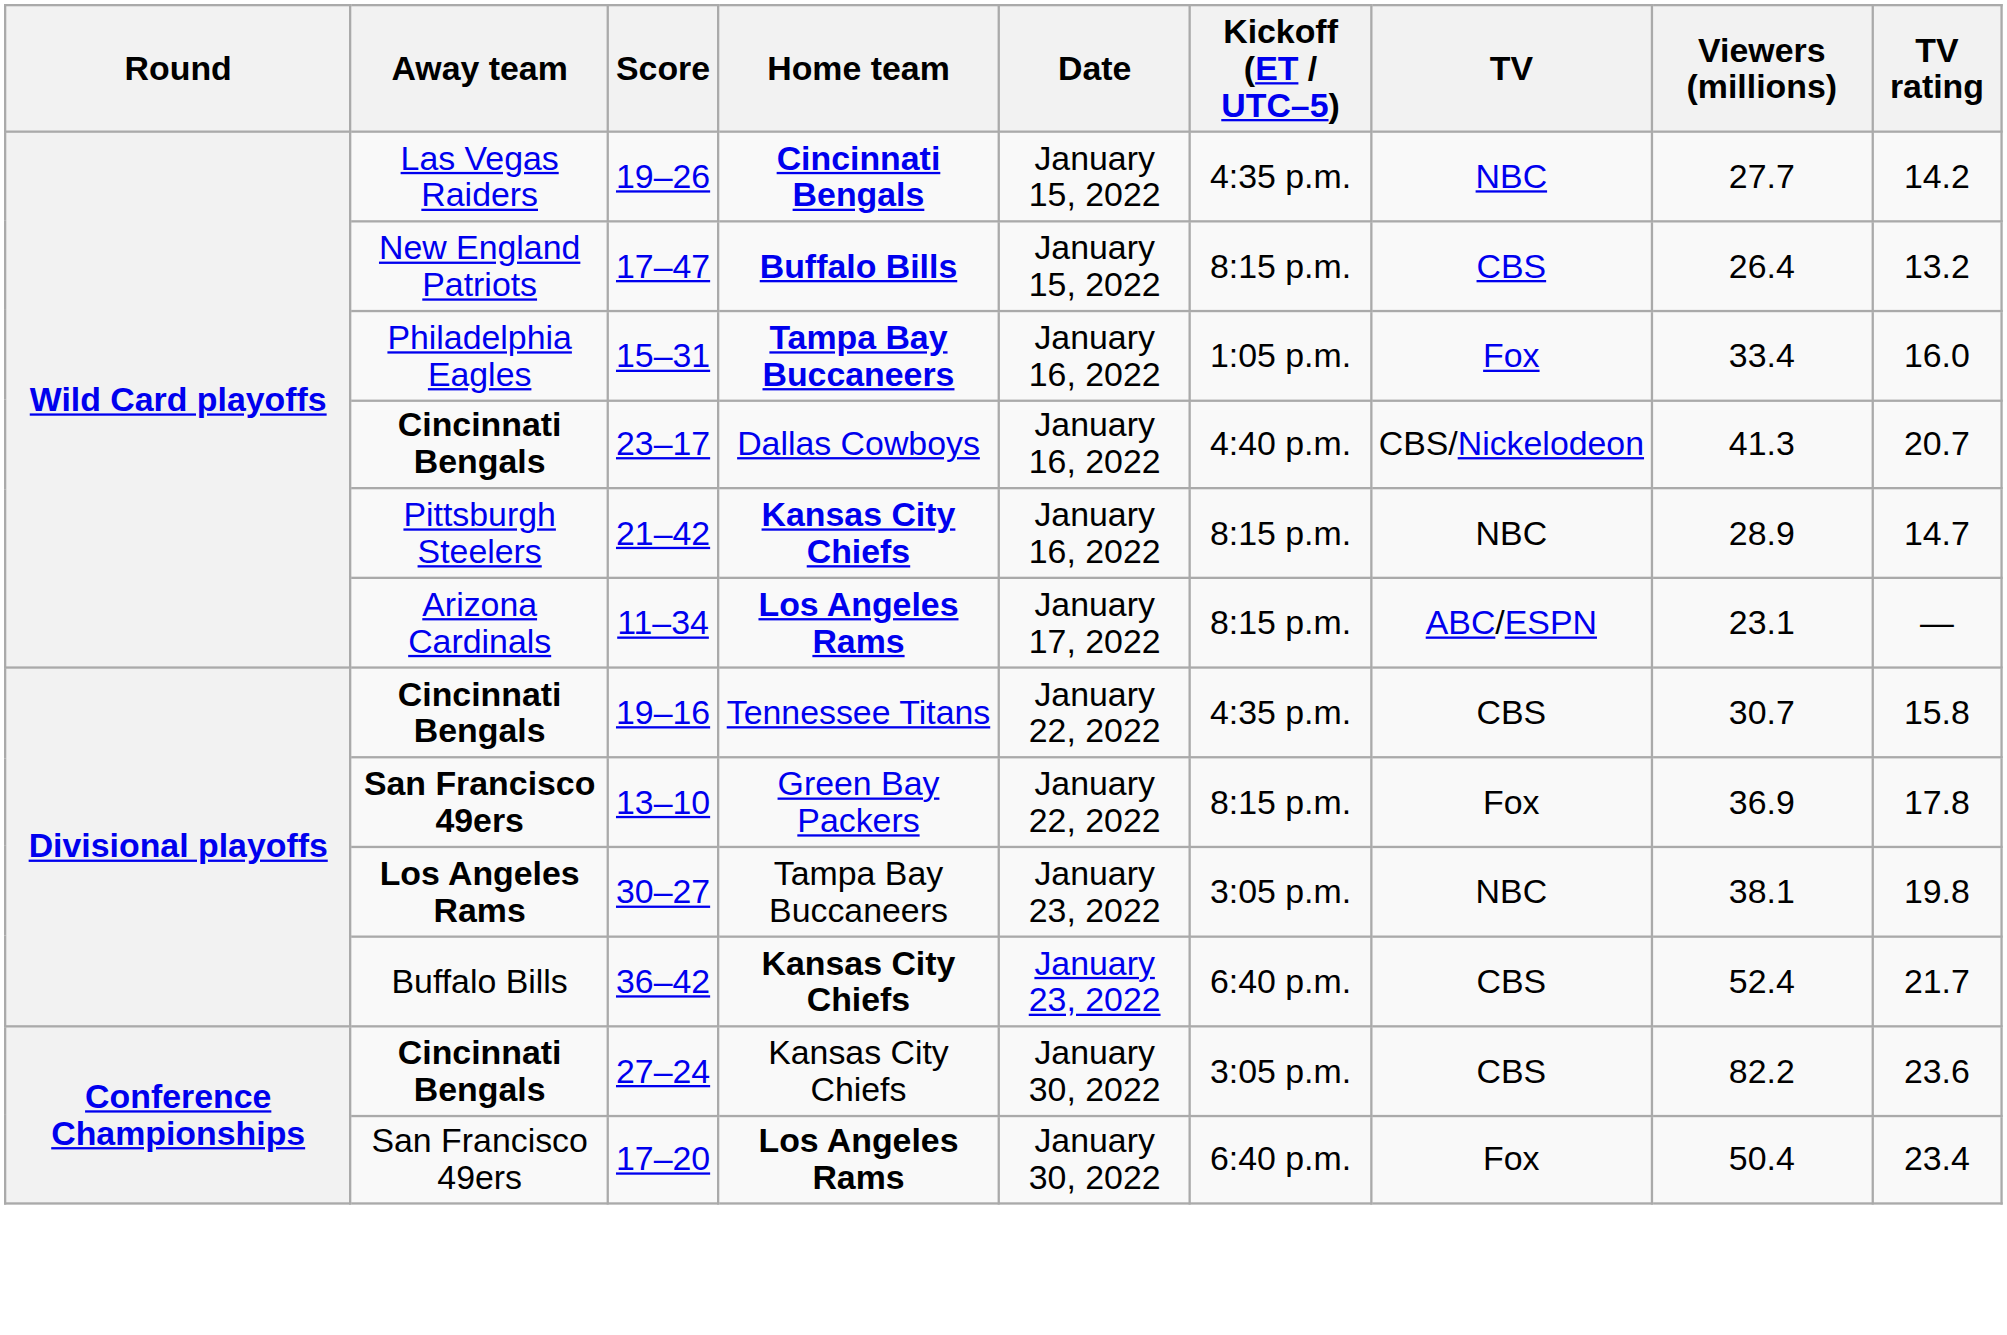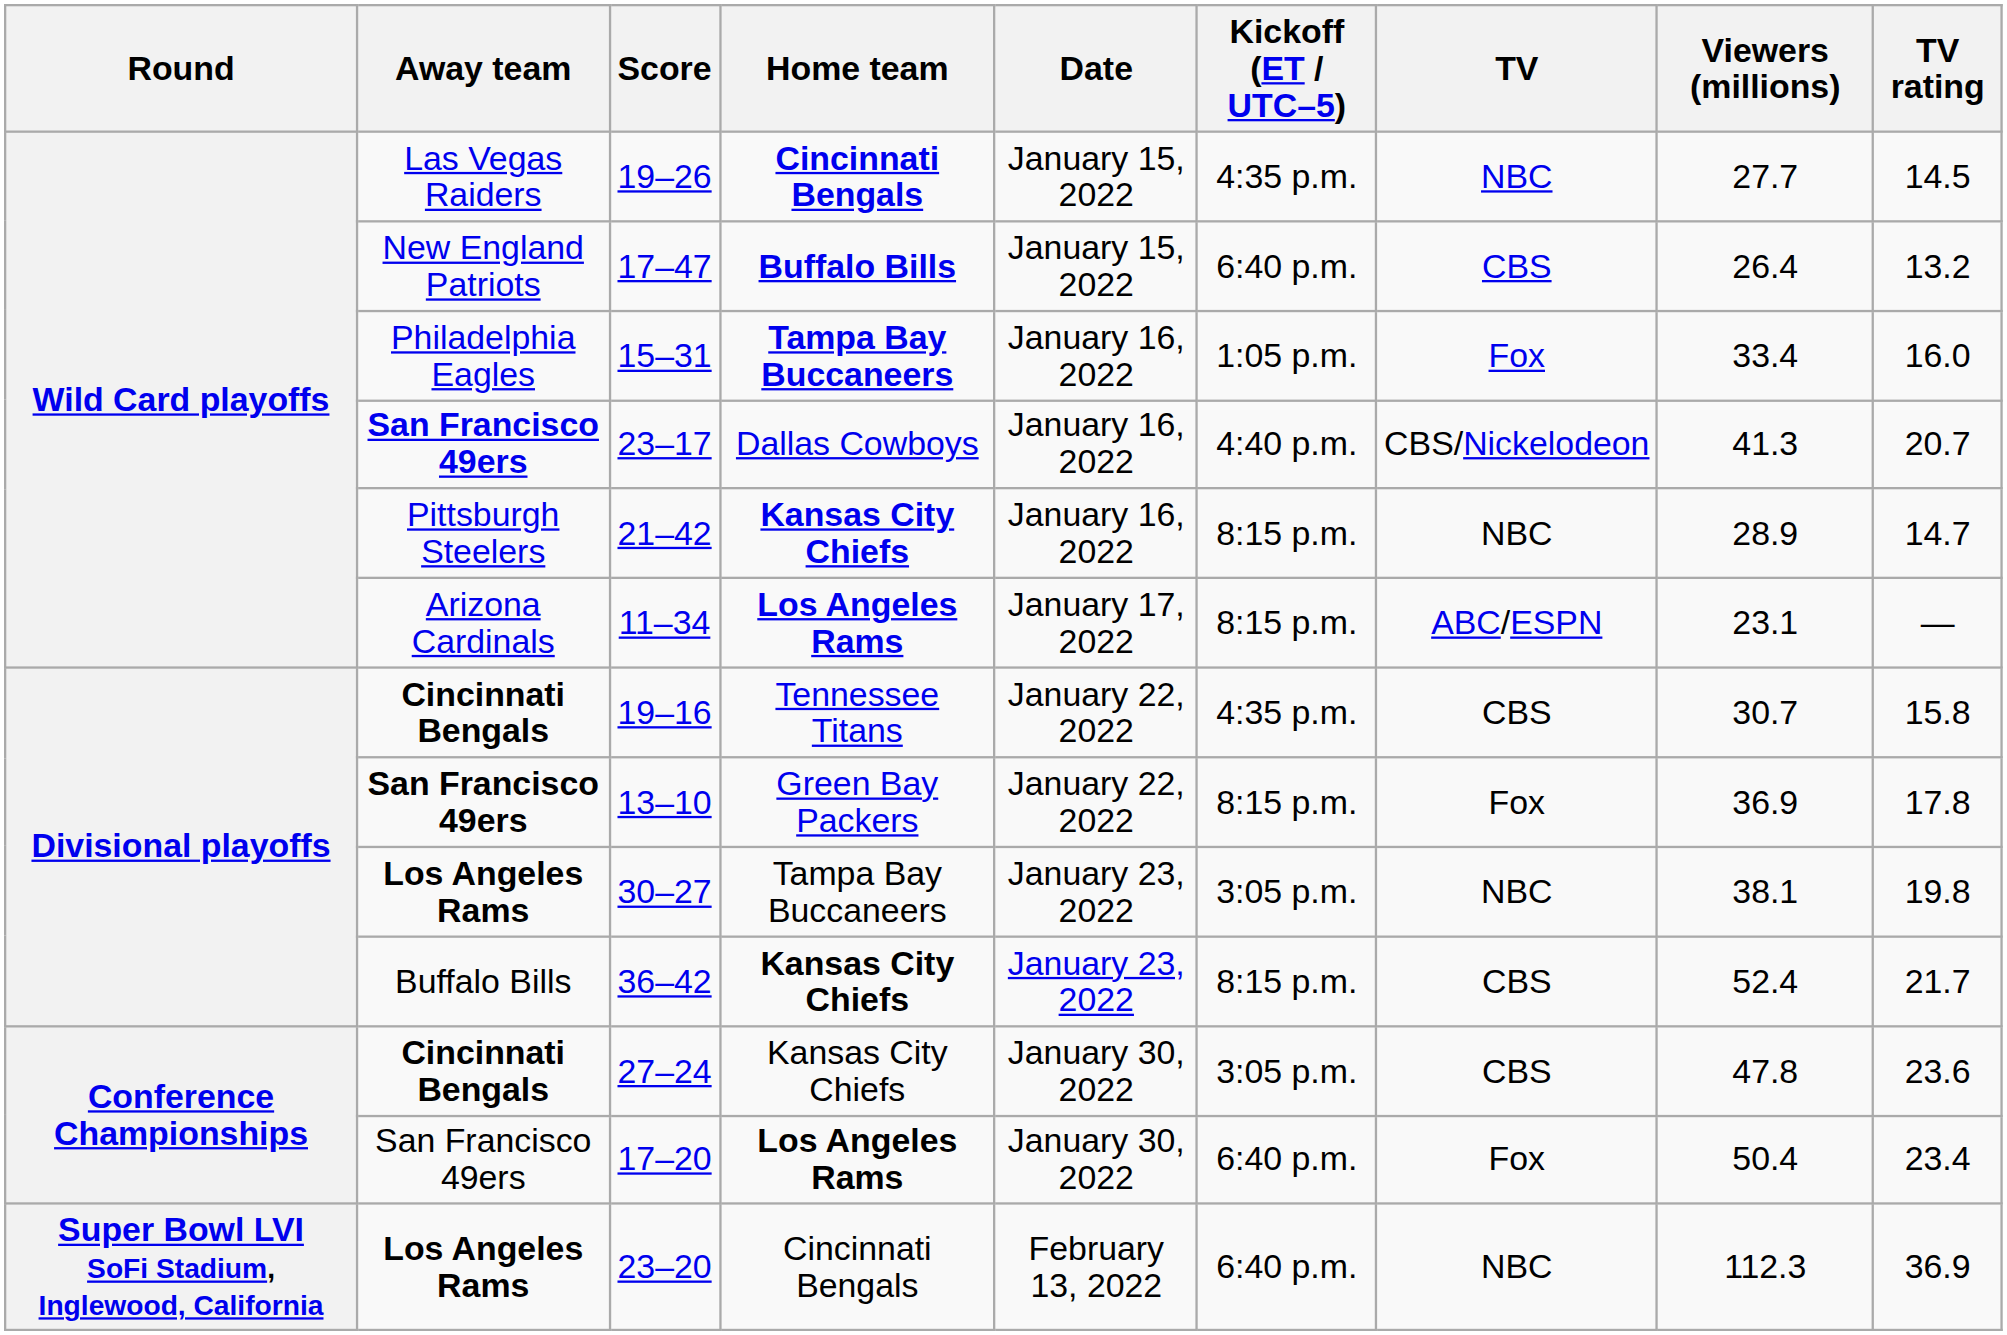(1937, 176) 14.2 -> (1938, 176) 14.5
(1281, 265) 8:15 p.m. -> (1287, 265) 6:40 p.m.
(480, 444) Cincinnati Bengals -> (483, 444) San Francisco 49ers
(1281, 980) 6:40 p.m. -> (1287, 980) 8:15 p.m.
(1762, 1070) 82.2 -> (1765, 1070) 47.8
+ row: (665, 1267)
